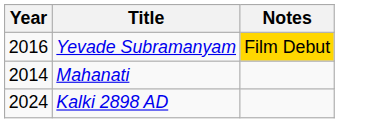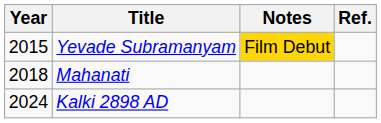+ column: (355, 18)
(28, 46) 2016 -> (28, 46) 2015
(28, 74) 2014 -> (28, 74) 2018
